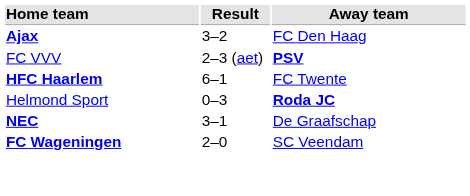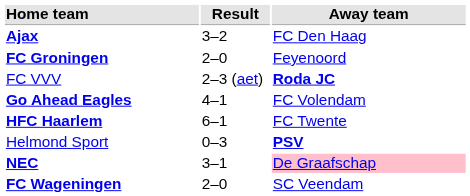+ row: (57, 57)
(288, 57) PSV -> (304, 78) Roda JC
+ row: (69, 99)
(304, 99) Roda JC -> (288, 142) PSV
(324, 121) no background -> (324, 163) pink background
